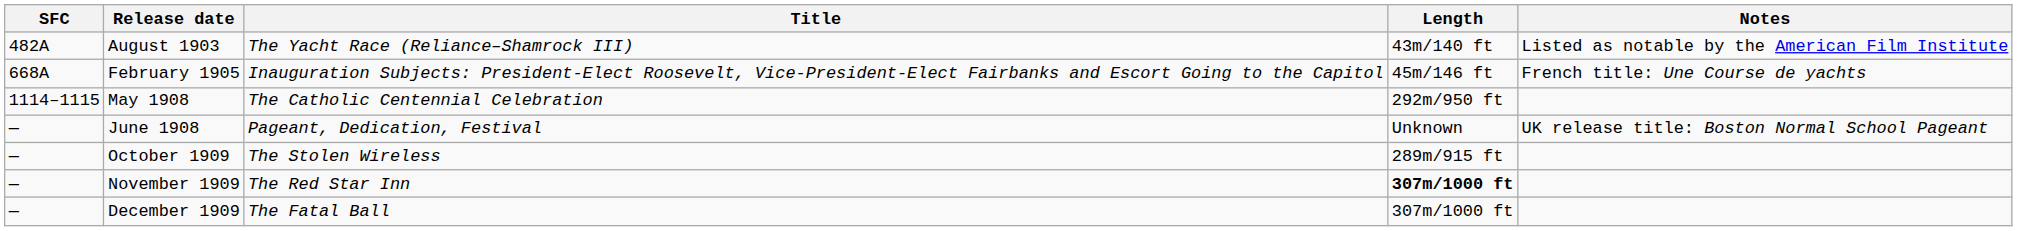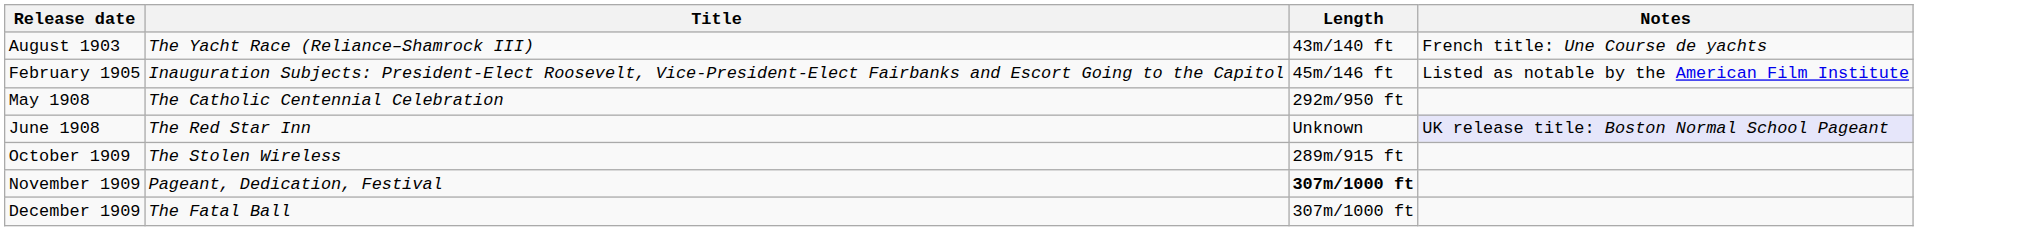- column: (54, 18)
(1765, 46) Listed as notable by the American Film Institute -> (1595, 46) French title: Une Course de yachts
(1694, 74) French title: Une Course de yachts -> (1666, 74) Listed as notable by the American Film Institute
(395, 129) Pageant, Dedication, Festival -> (230, 129) The Red Star Inn
(1755, 129) no background -> (1656, 129) lavender background
(329, 184) The Red Star Inn -> (296, 184) Pageant, Dedication, Festival
